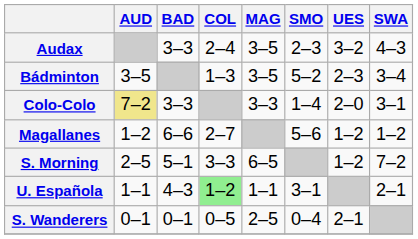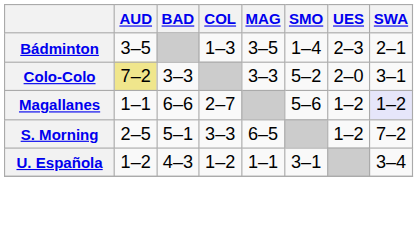- row: (60, 48)
(306, 76) 5–2 -> (306, 47) 1–4
(391, 76) 3–4 -> (391, 47) 2–1
(306, 104) 1–4 -> (306, 76) 5–2
(136, 133) 1–2 -> (136, 104) 1–1
(391, 133) no background -> (391, 104) lavender background
(136, 190) 1–1 -> (136, 162) 1–2
(220, 190) lightgreen background -> (220, 162) no background
(391, 190) 2–1 -> (391, 162) 3–4
- row: (60, 220)
